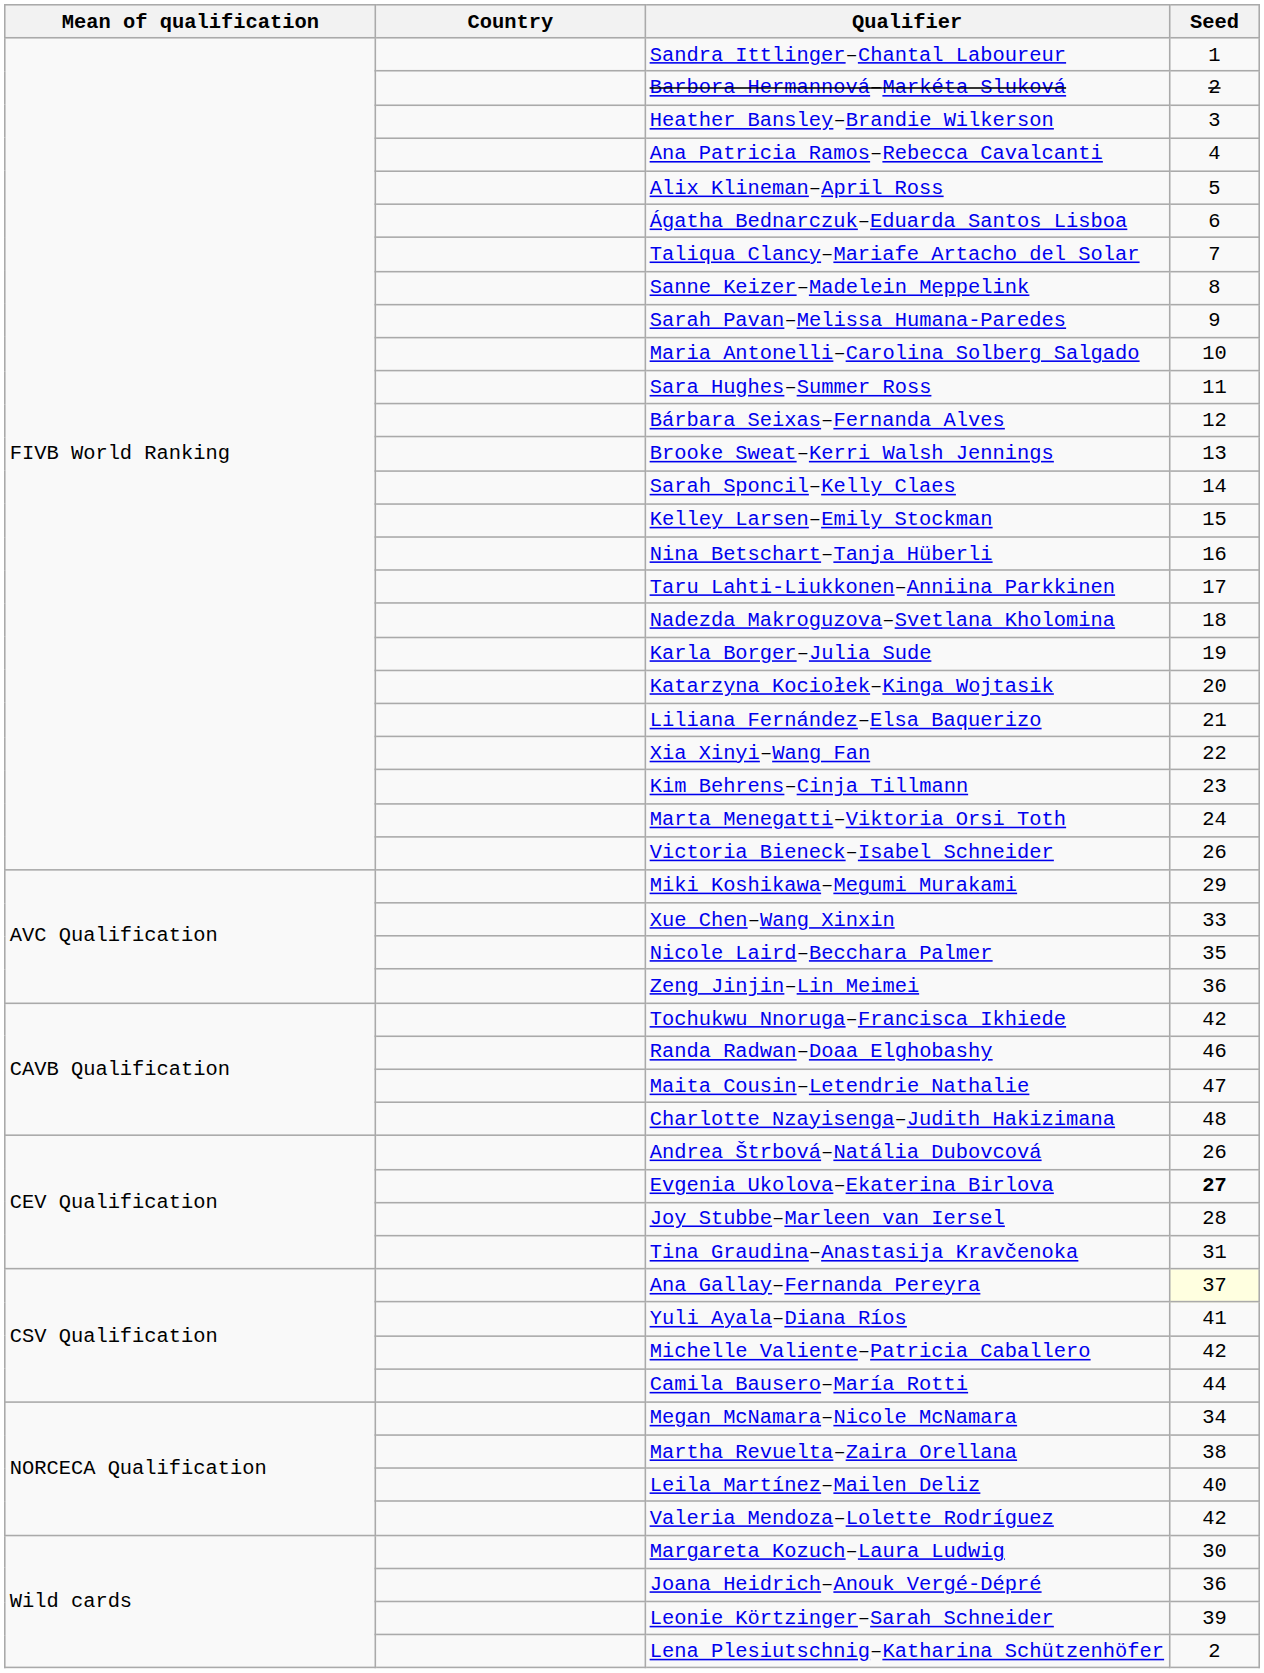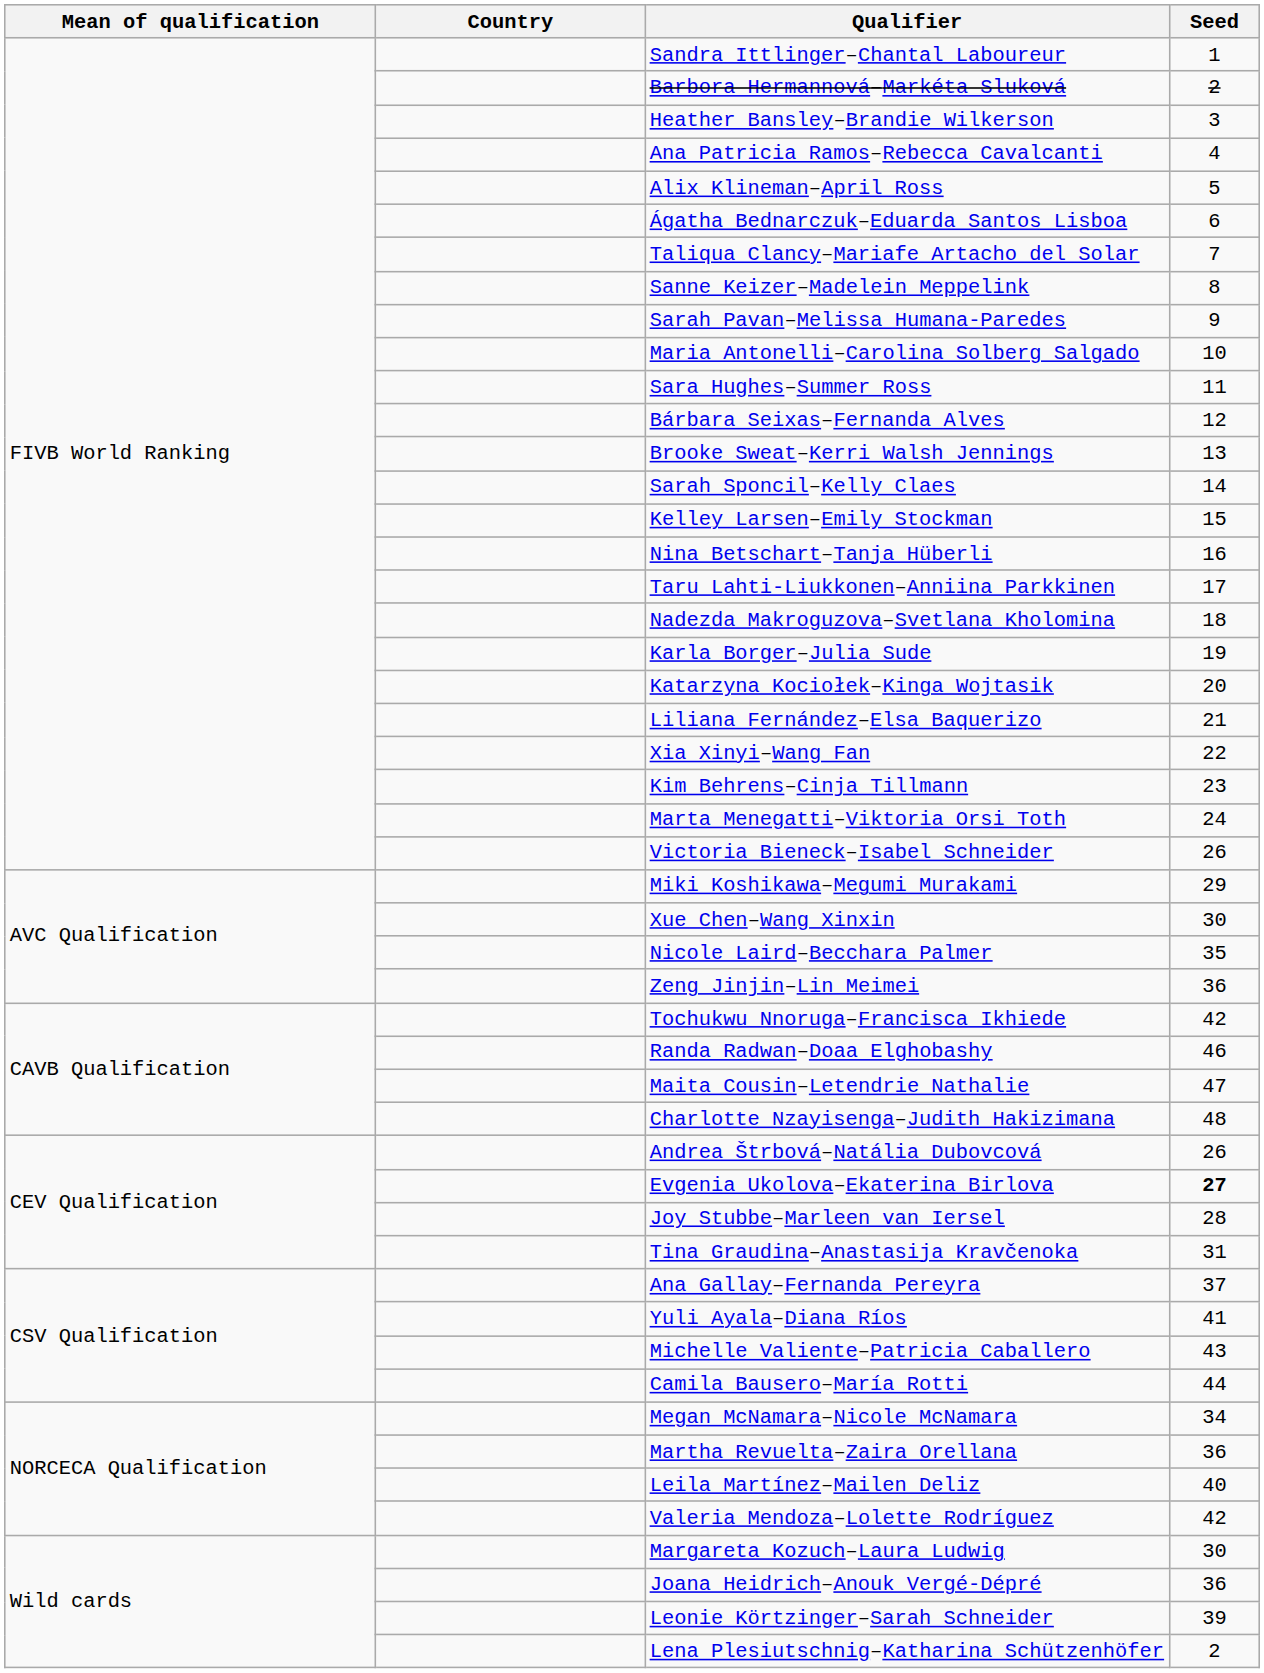(1214, 920) 33 -> (1214, 920) 30
(1214, 1285) lightyellow background -> (1214, 1285) no background
(1214, 1352) 42 -> (1214, 1352) 43
(1214, 1452) 38 -> (1214, 1452) 36
